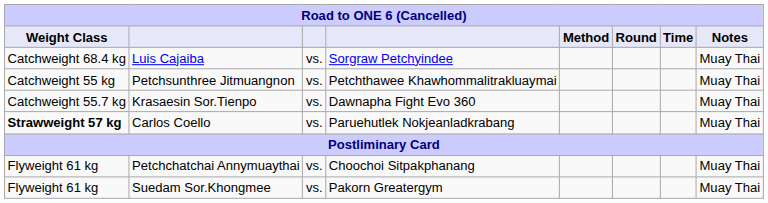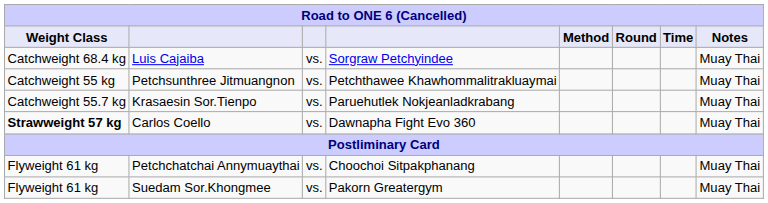(402, 101) Dawnapha Fight Evo 360 -> (422, 101) Paruehutlek Nokjeanladkrabang
(422, 123) Paruehutlek Nokjeanladkrabang -> (402, 123) Dawnapha Fight Evo 360
